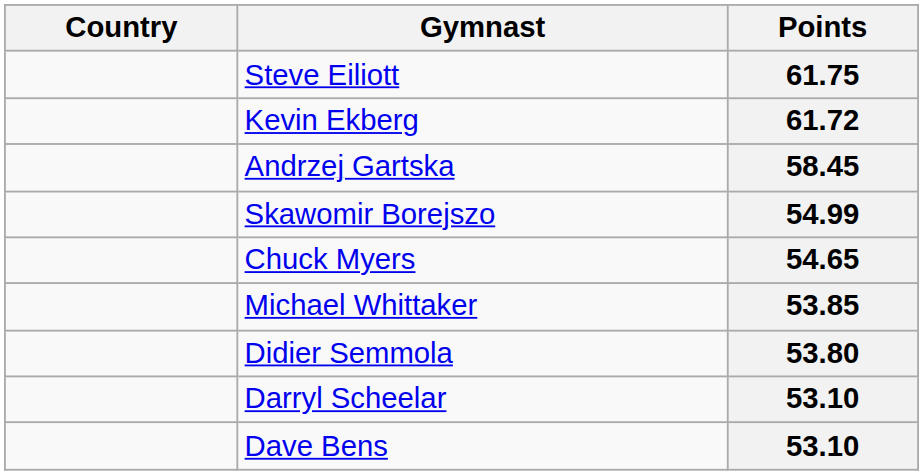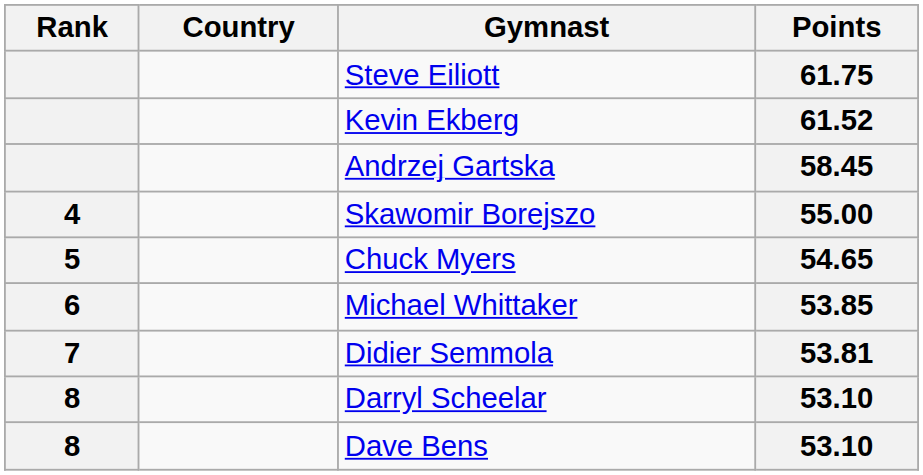+ column: (72, 27)
(823, 120) 61.72 -> (837, 120) 61.52
(823, 213) 54.99 -> (837, 213) 55.00
(823, 352) 53.80 -> (837, 352) 53.81
